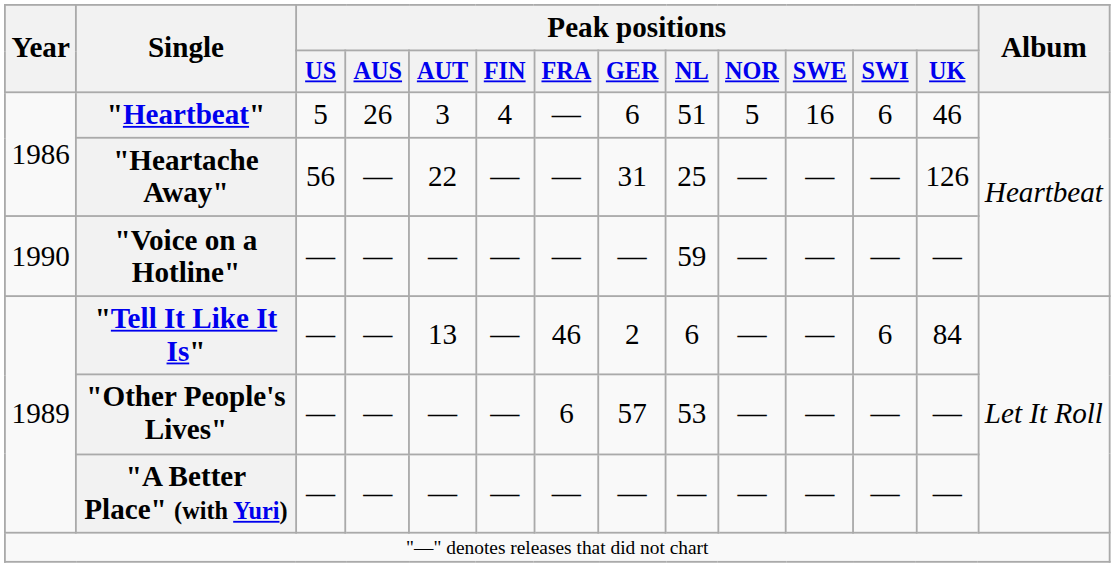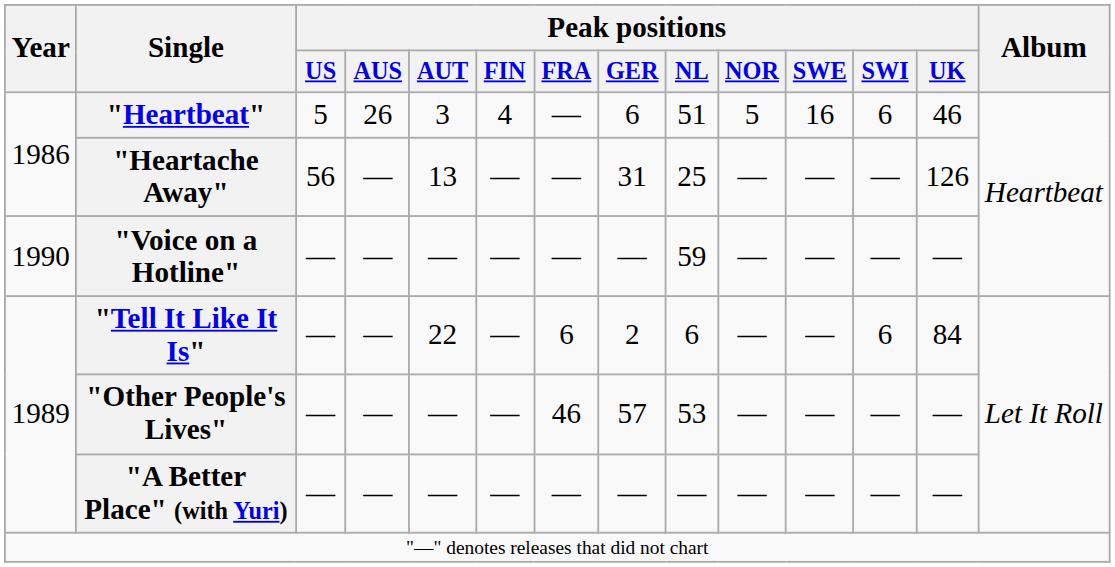(443, 176) 22 -> (443, 176) 13
(443, 334) 13 -> (443, 334) 22
(566, 334) 46 -> (566, 334) 6
(566, 413) 6 -> (566, 413) 46
